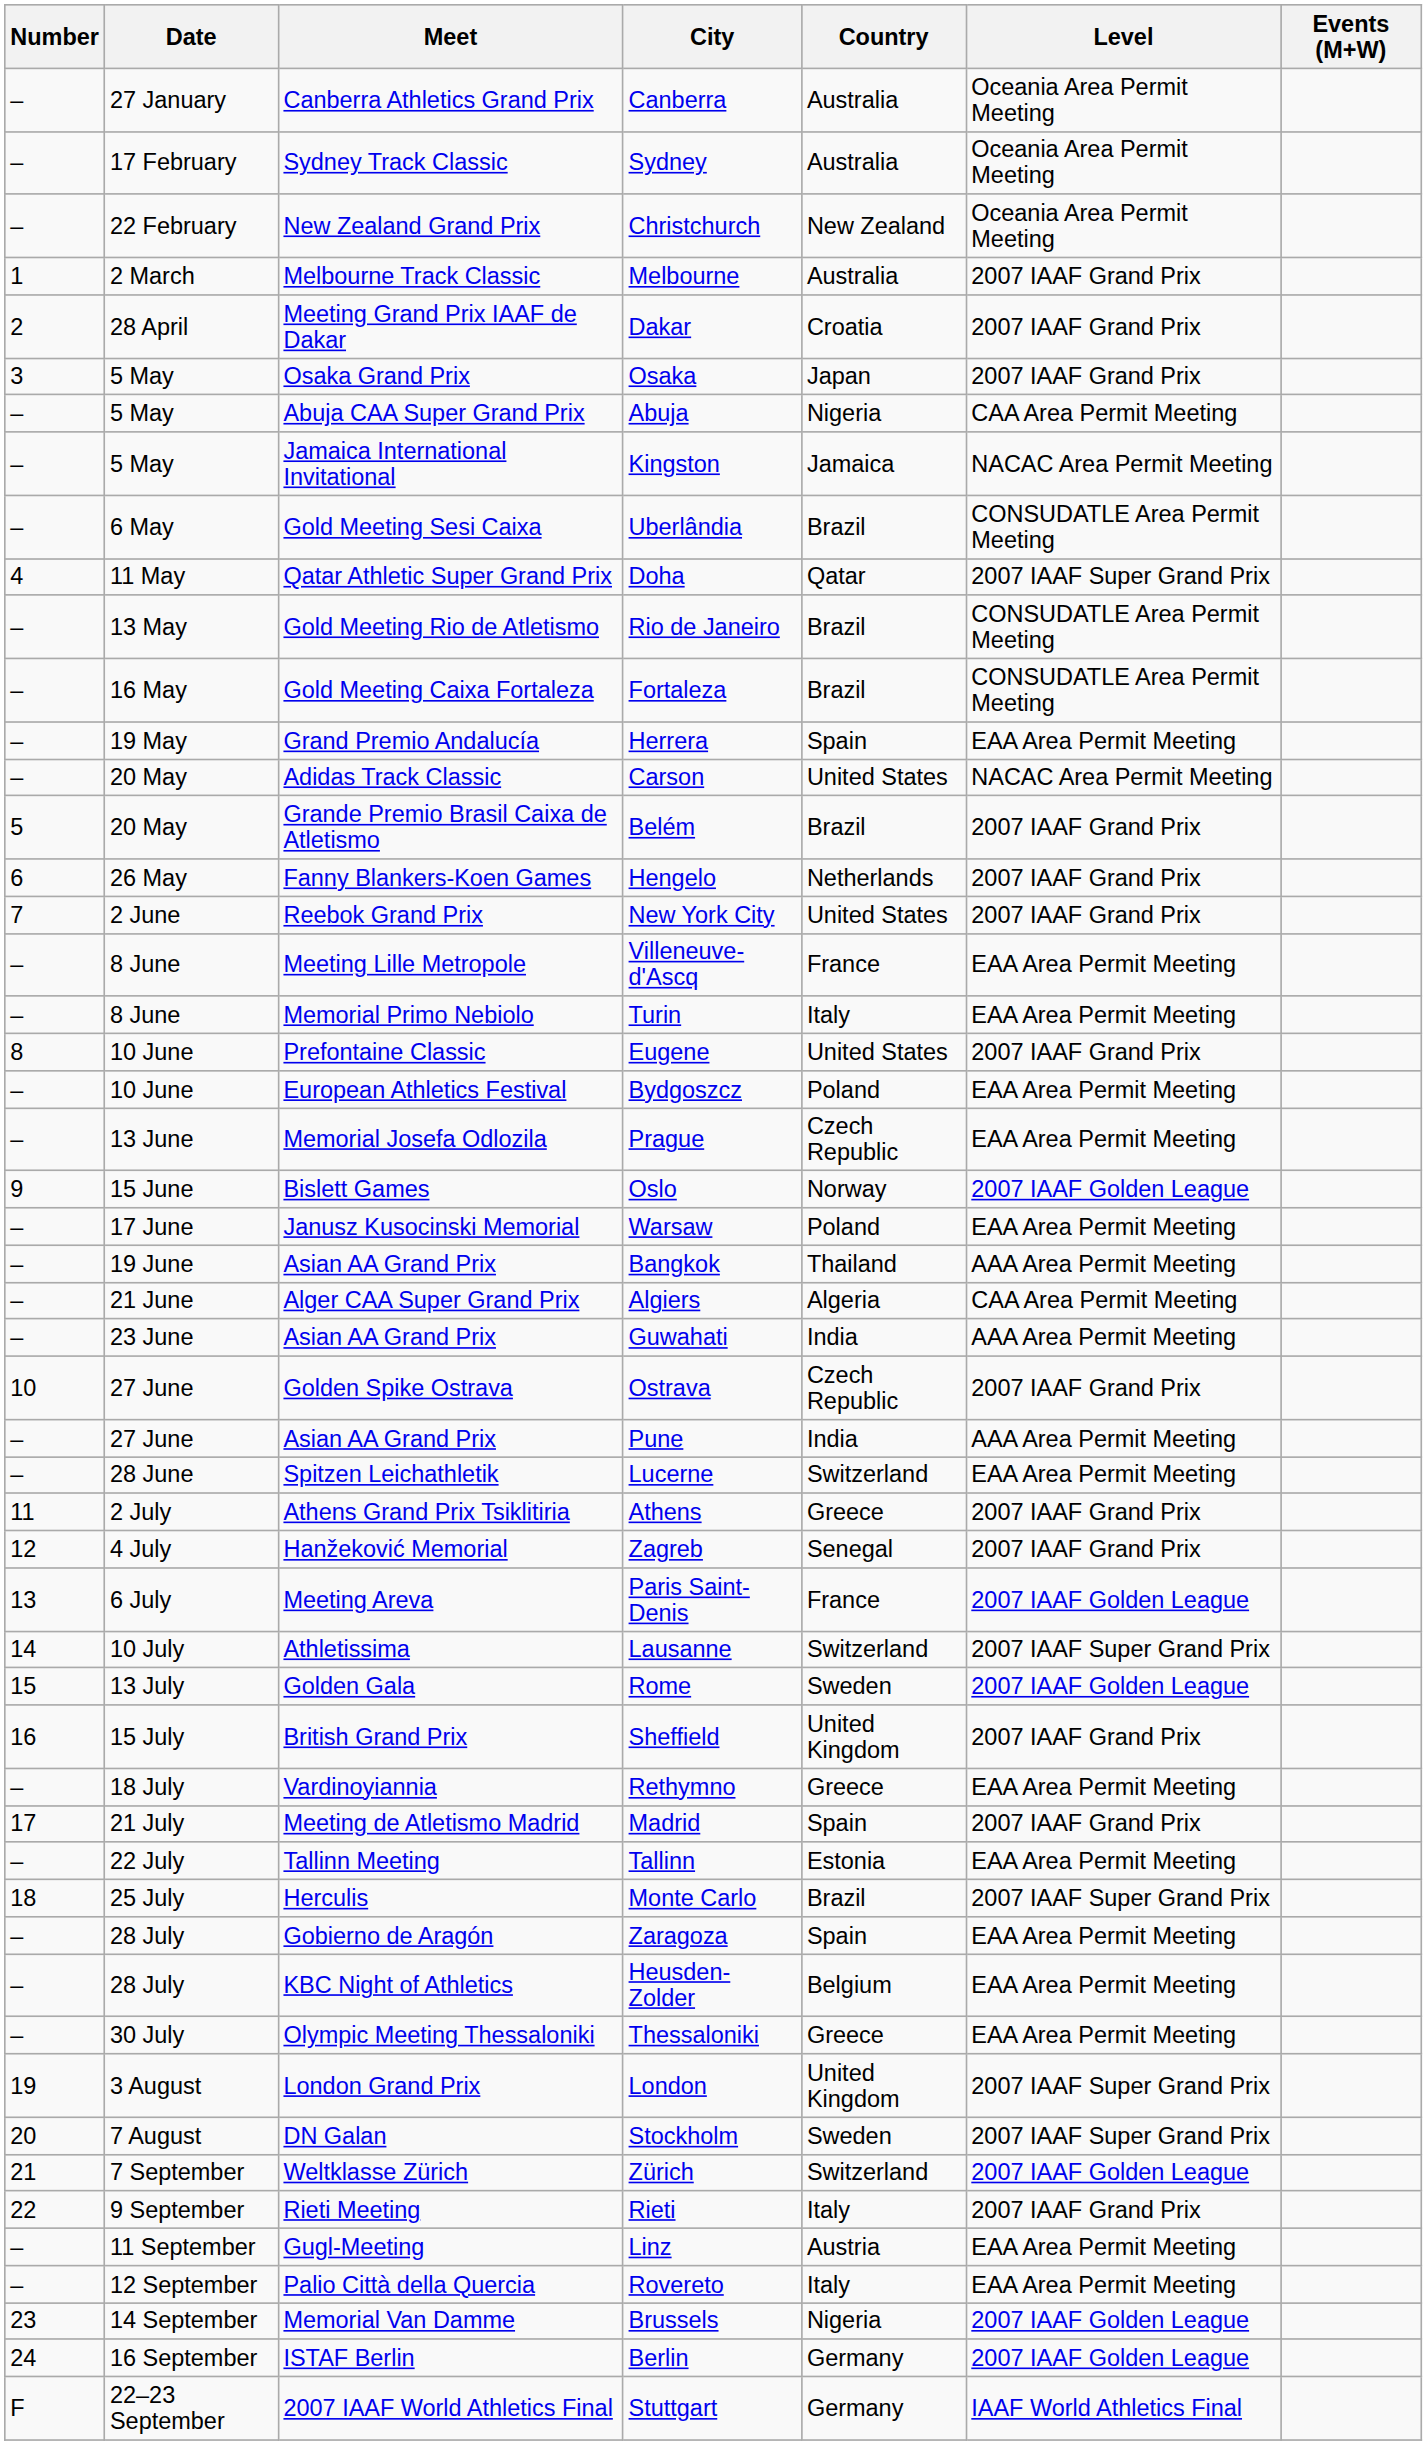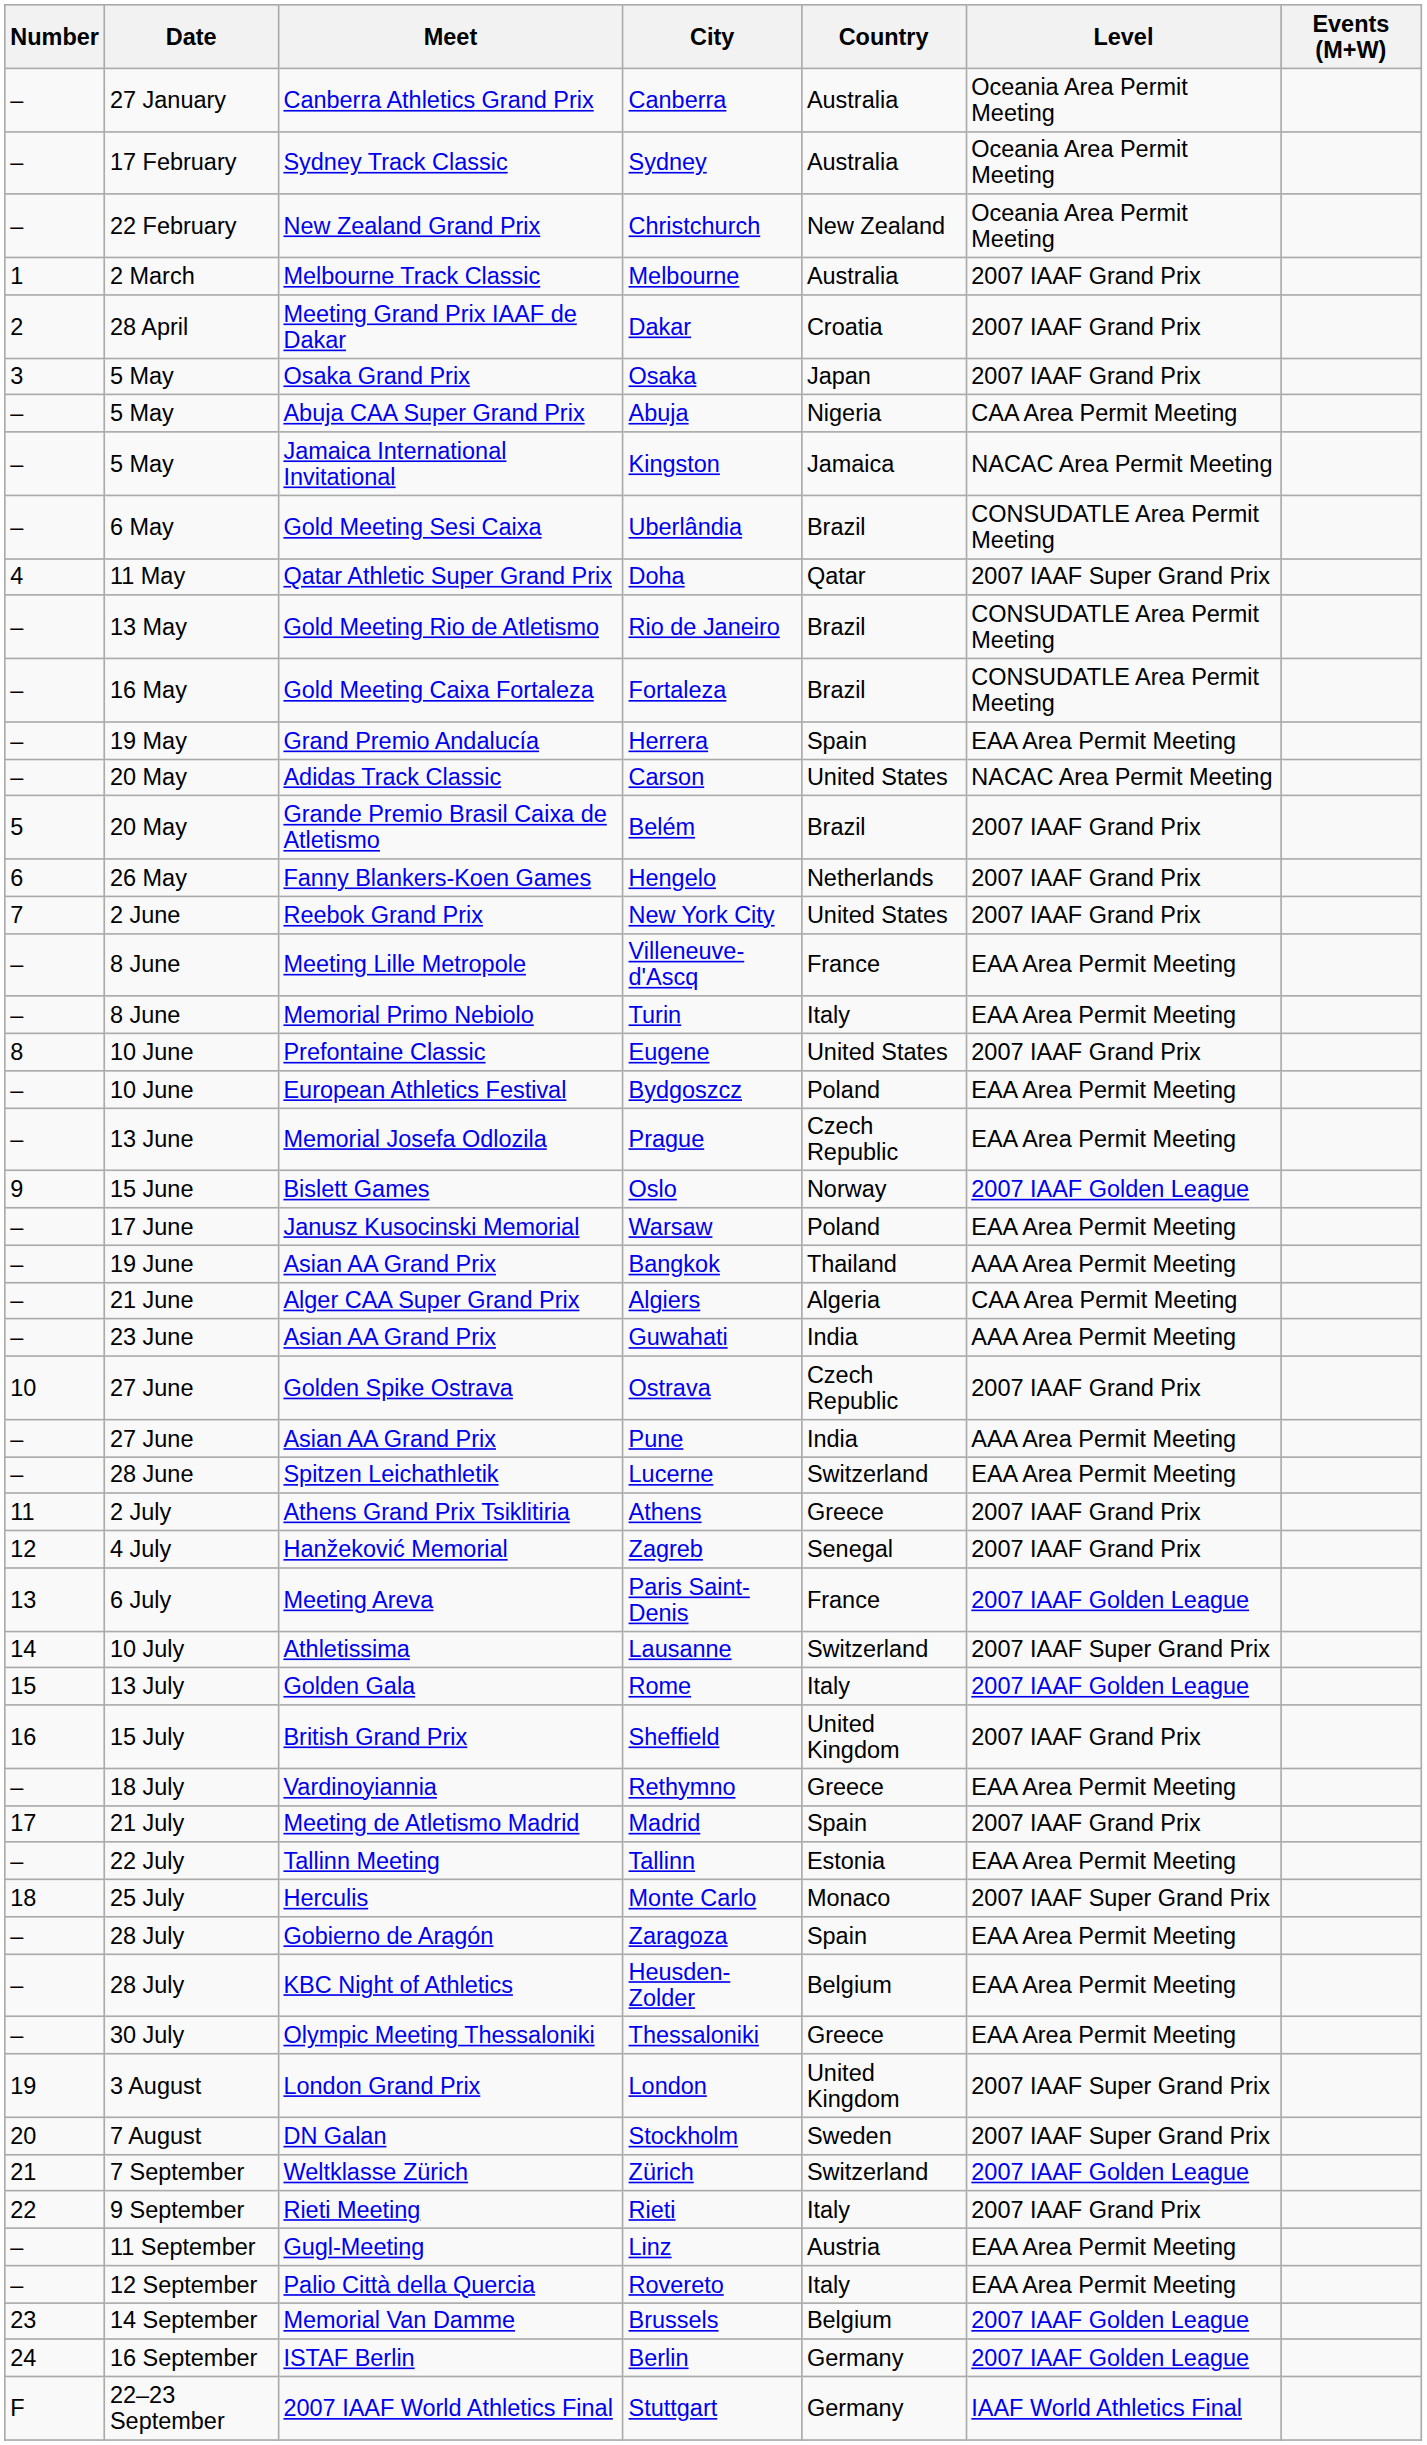(849, 1687) Sweden -> (828, 1687) Italy
(836, 1898) Brazil -> (849, 1898) Monaco
(844, 2321) Nigeria -> (849, 2321) Belgium
